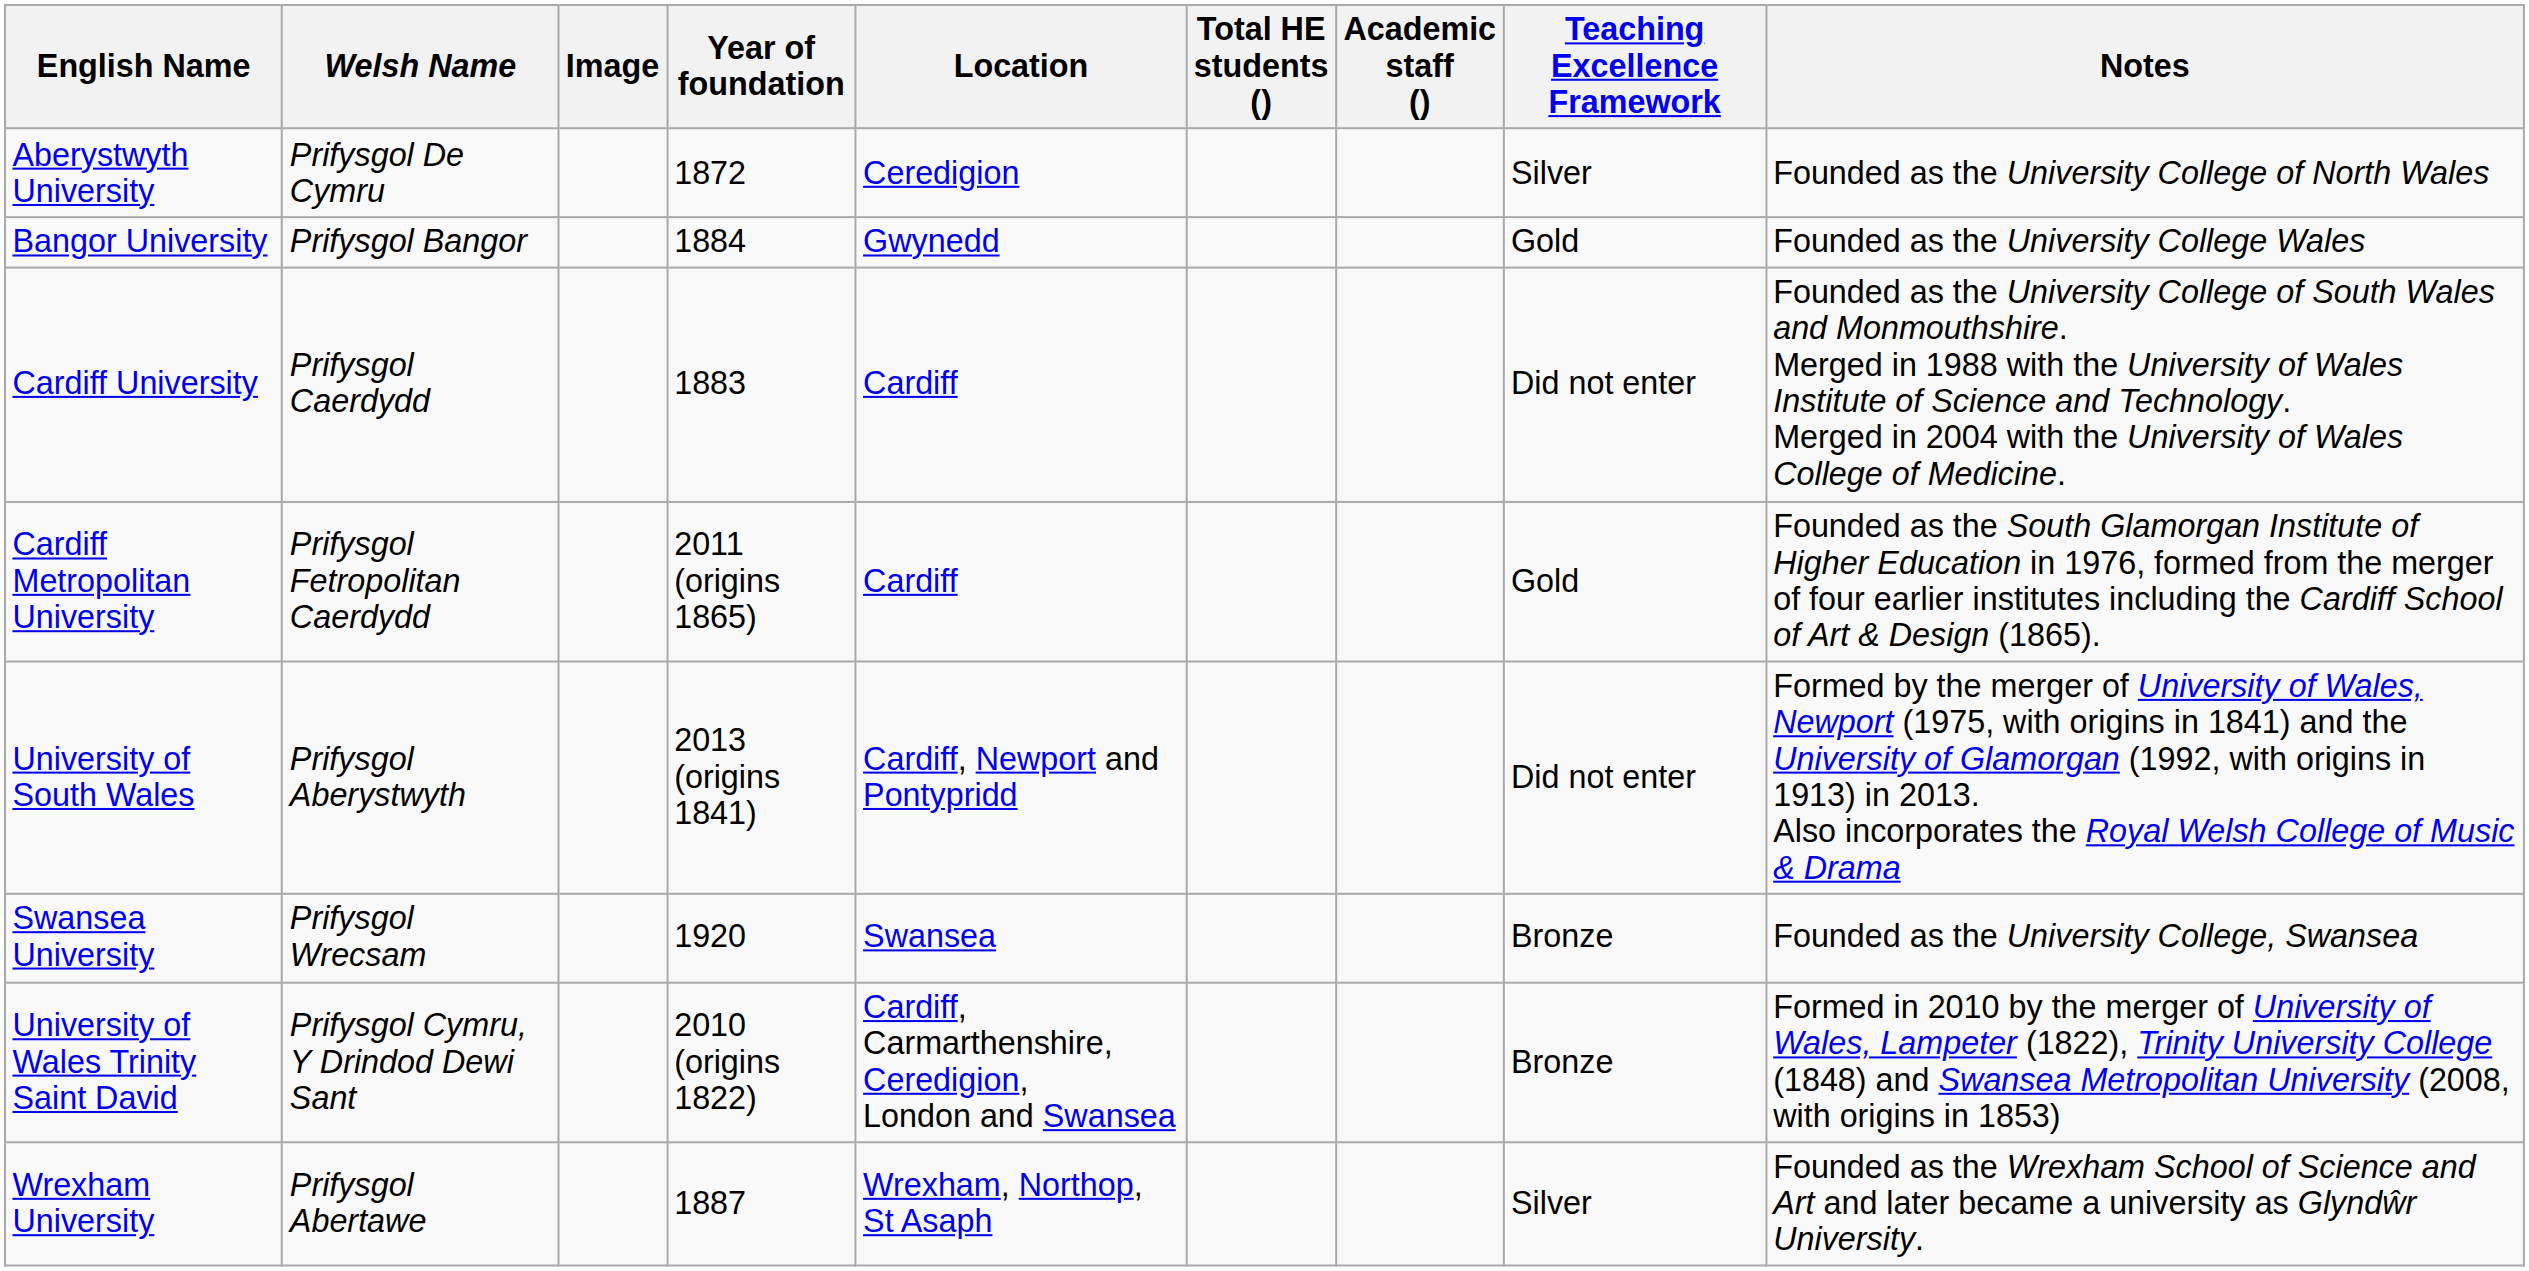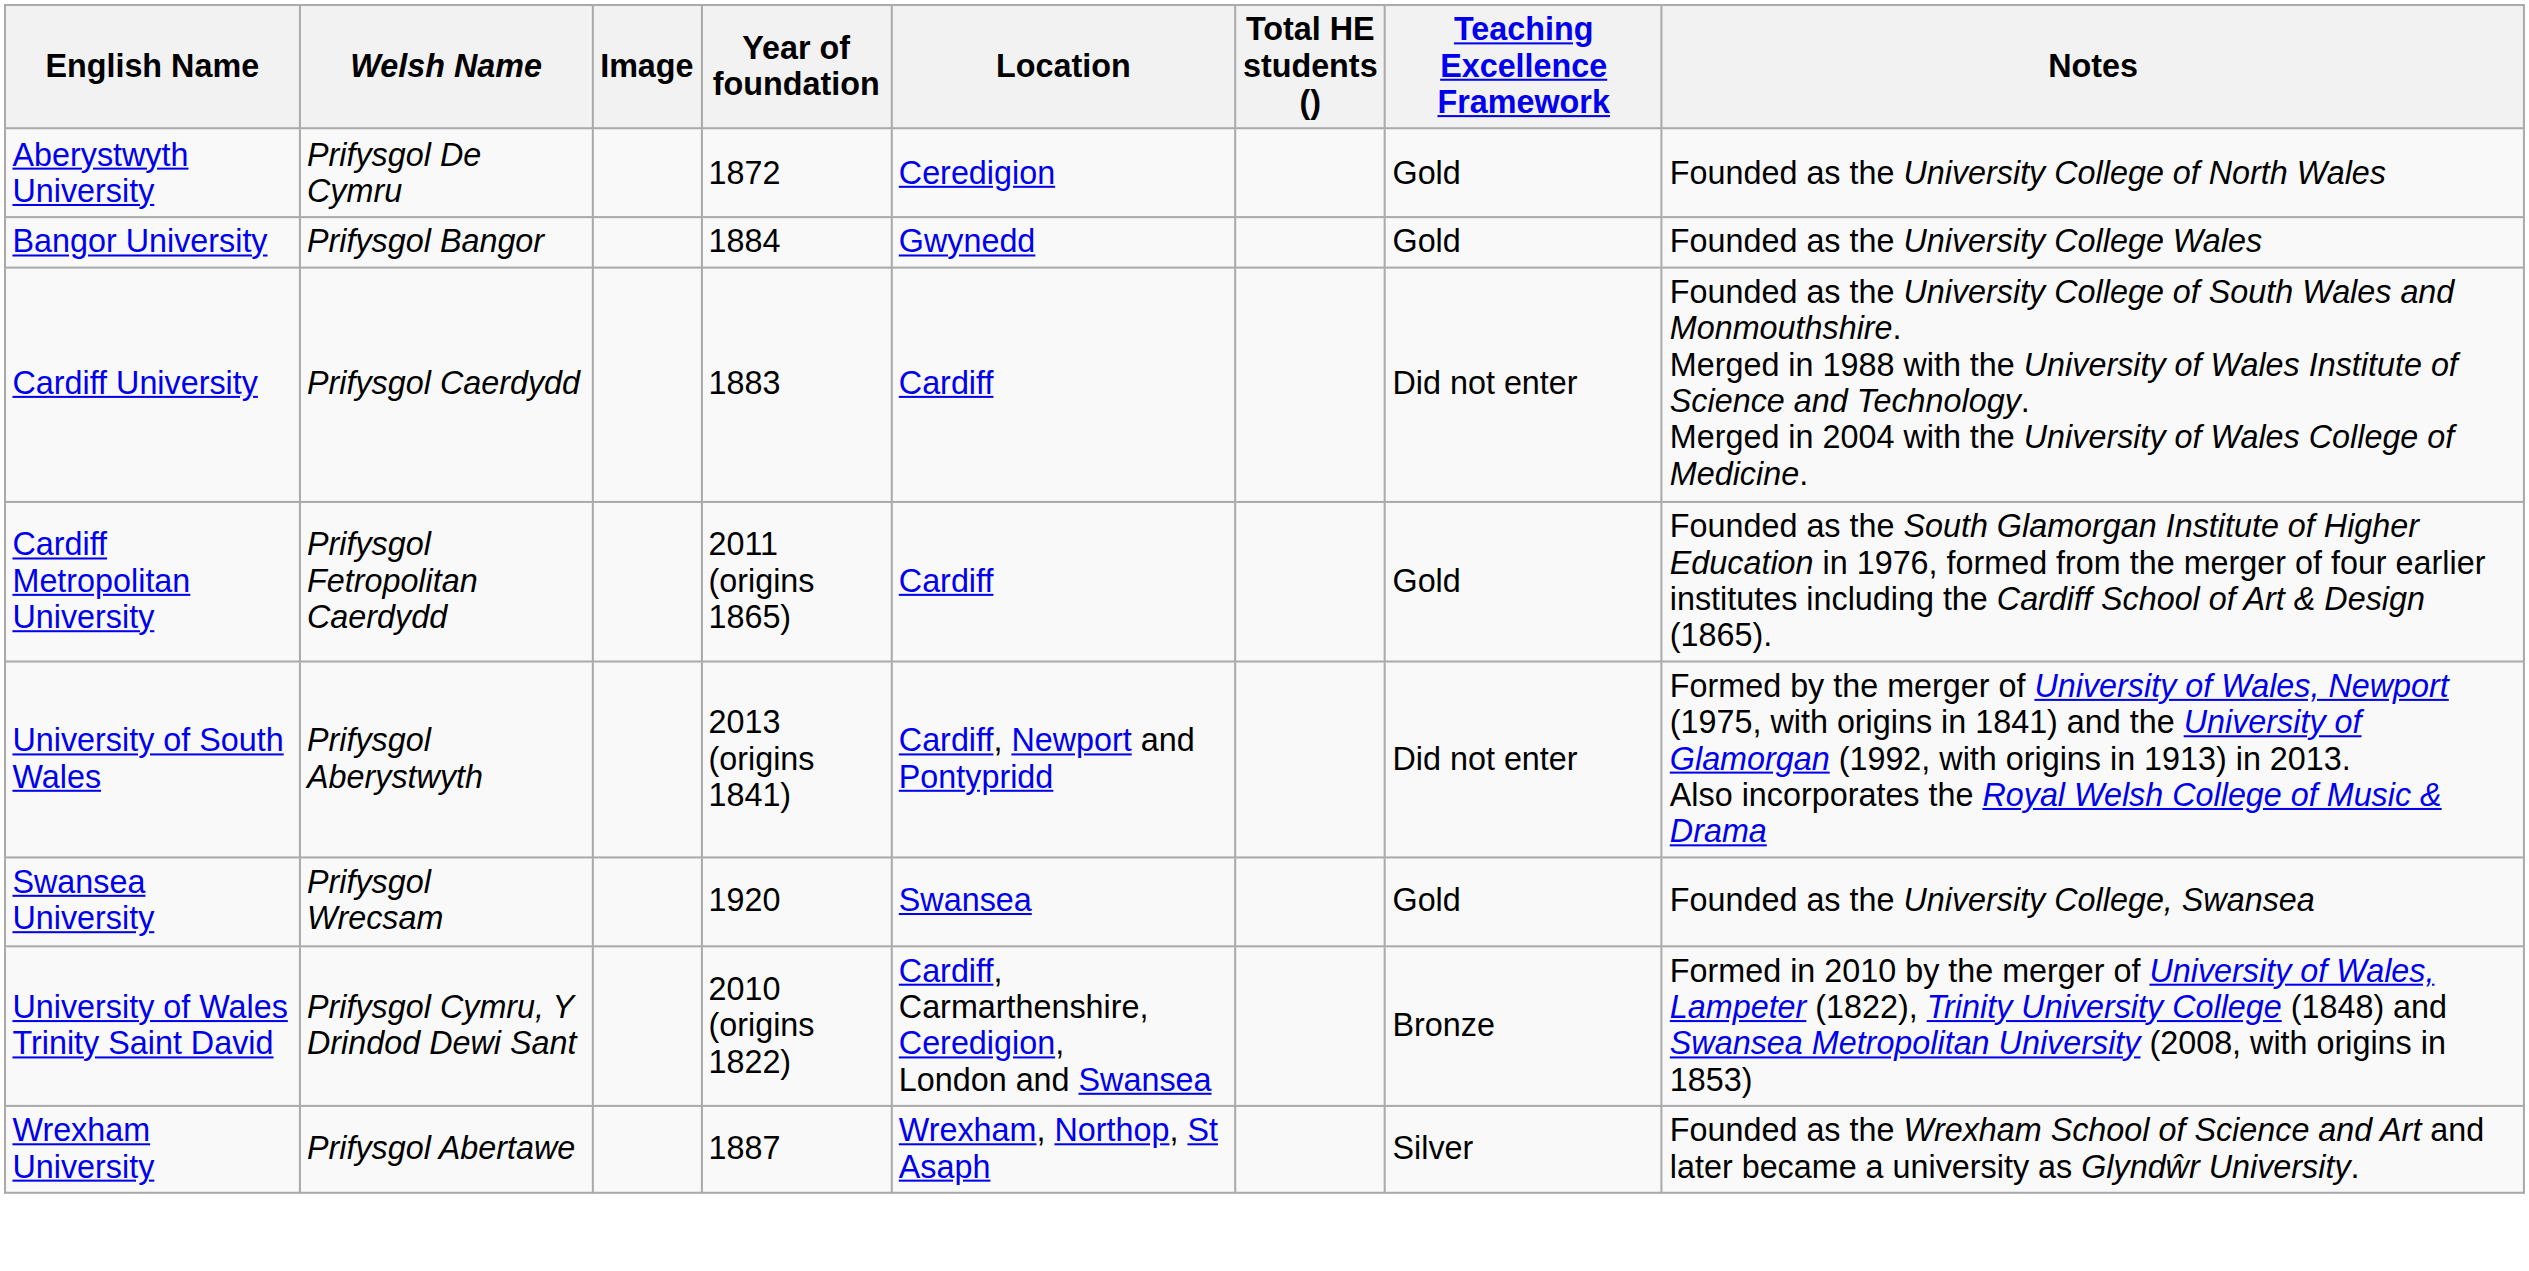- column: (1420, 66)
(1551, 172) Silver -> (1427, 172) Gold
(1562, 937) Bronze -> (1427, 901) Gold
